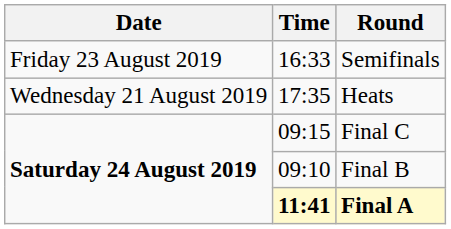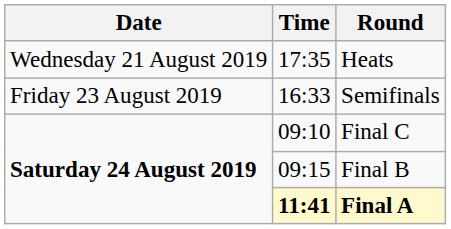rows swapped: (367, 95) <-> (390, 59)
(304, 132) 09:15 -> (304, 132) 09:10
(304, 168) 09:10 -> (304, 168) 09:15
